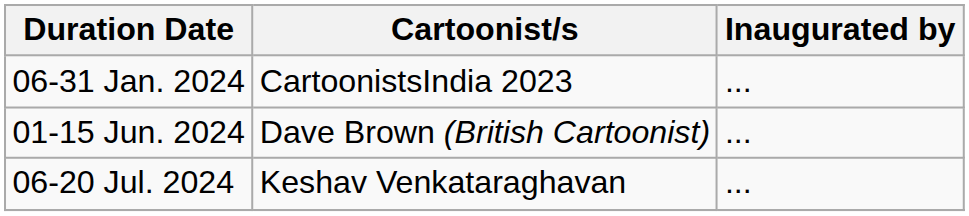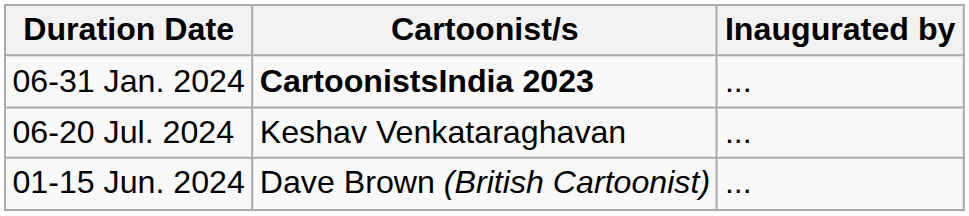(416, 81) normal -> (427, 81) bold
rows swapped: (129, 132) <-> (123, 183)
